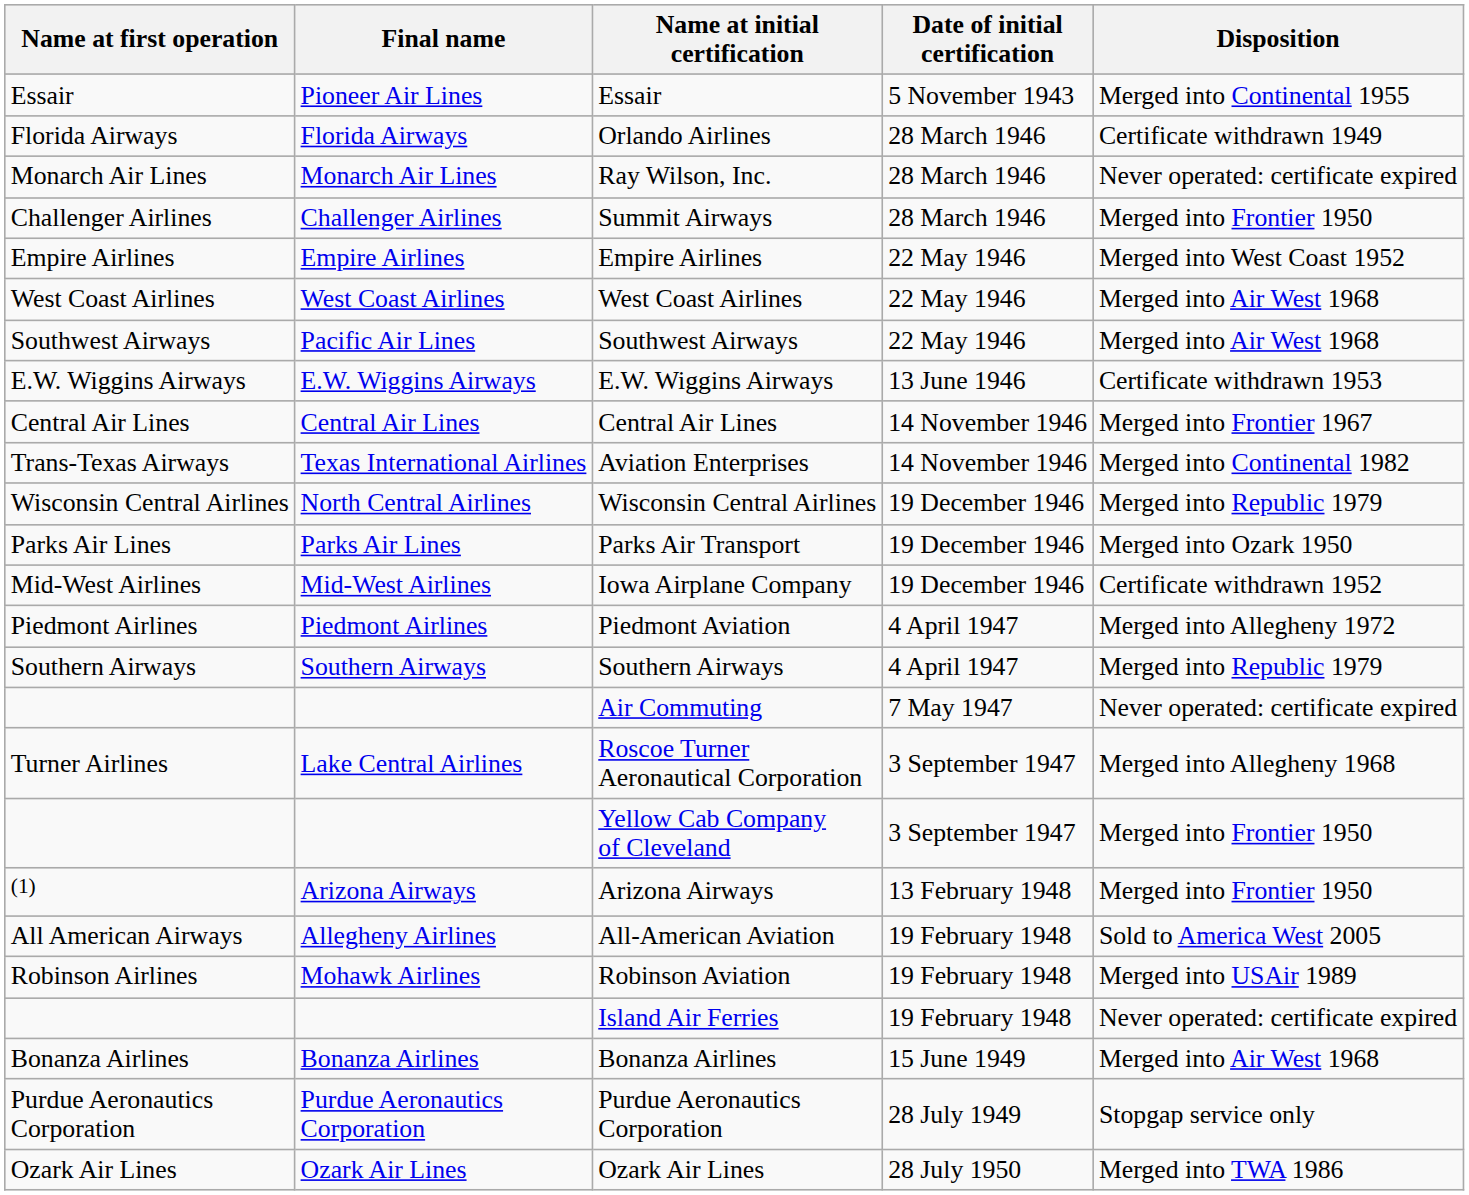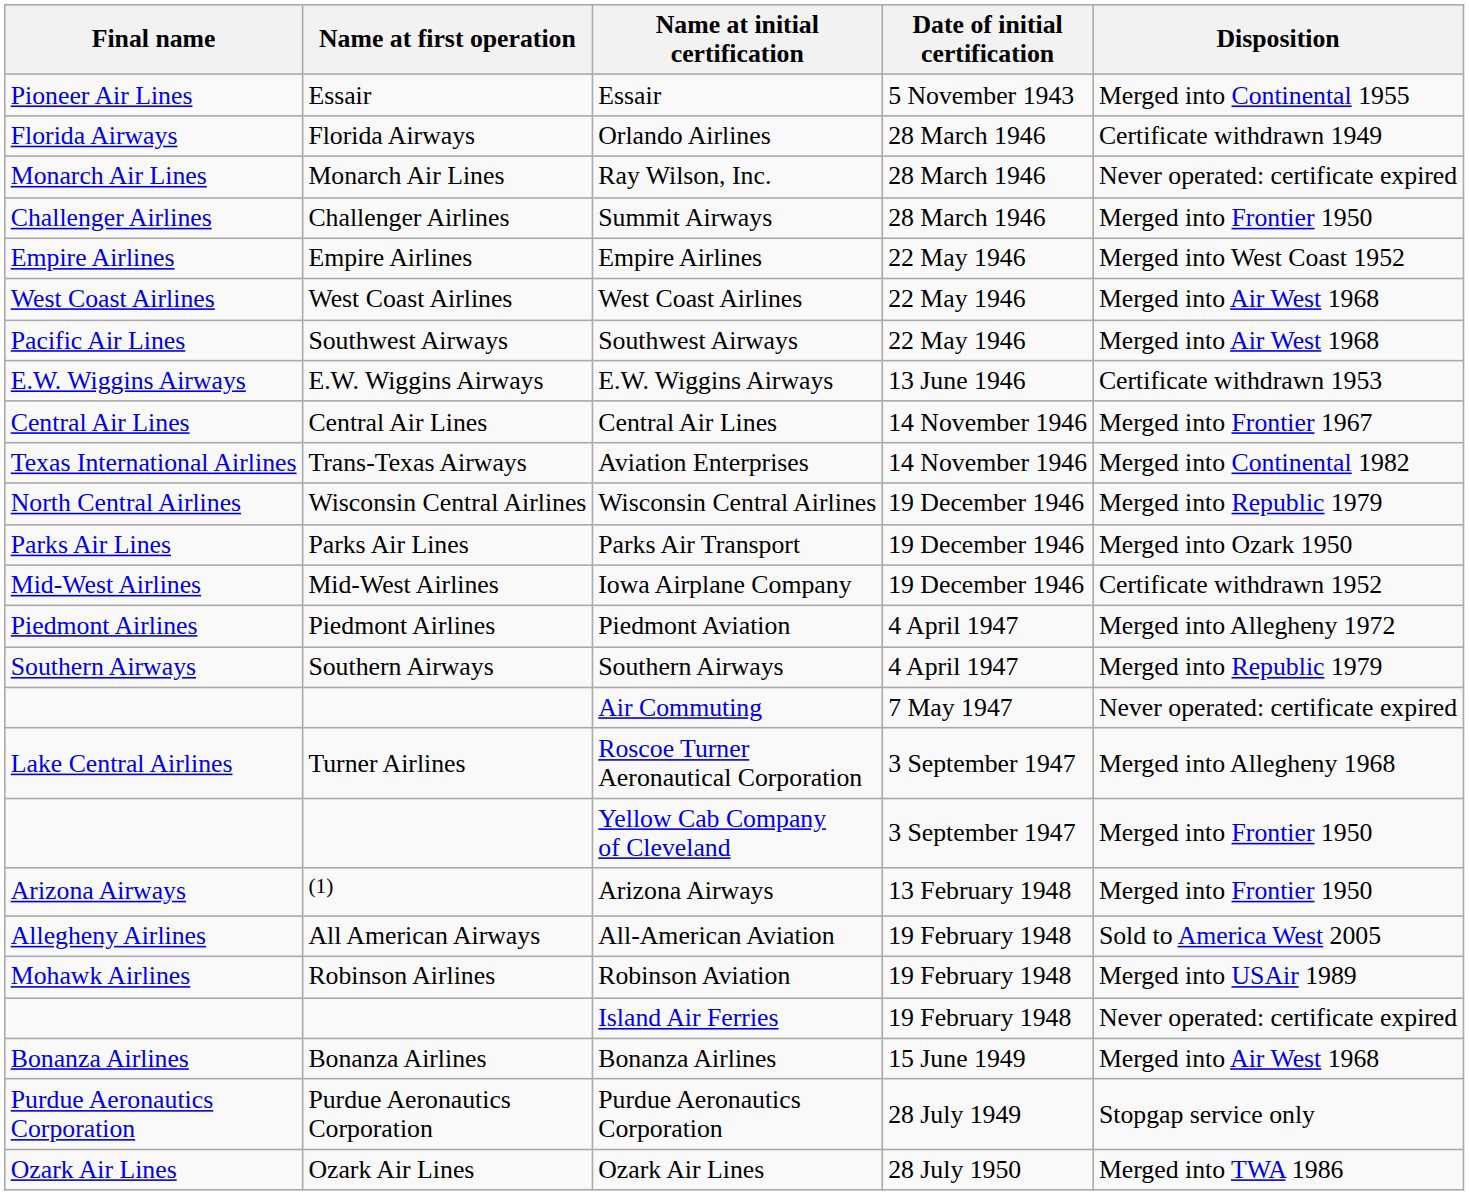columns swapped: (443, 39) <-> (150, 39)
